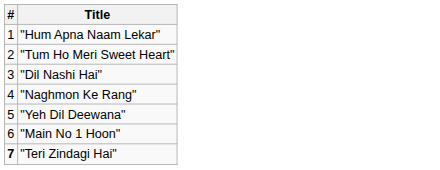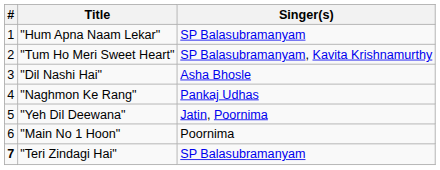+ column: (306, 15)
